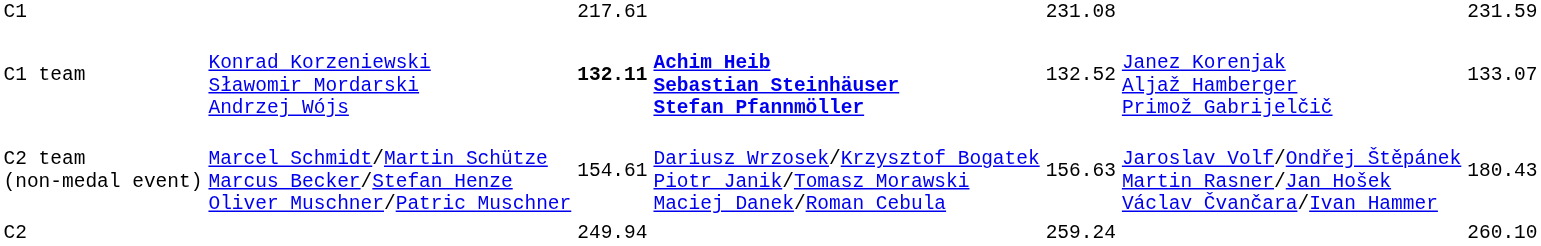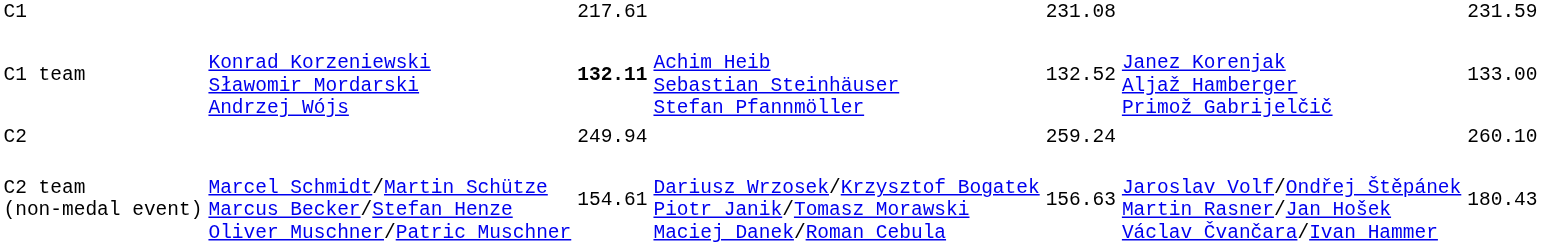(776, 85) bold -> (776, 85) normal
(1502, 74) 133.07 -> (1502, 74) 133.00
rows swapped: (15, 232) <-> (103, 170)
